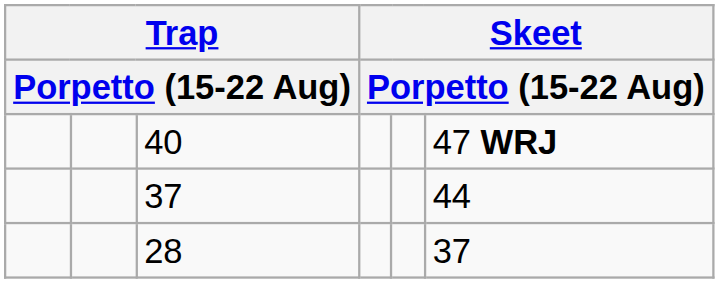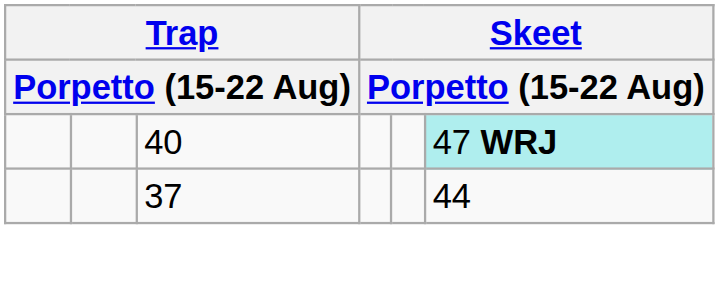(495, 142) no background -> (495, 142) paleturquoise background
- row: (163, 251)
